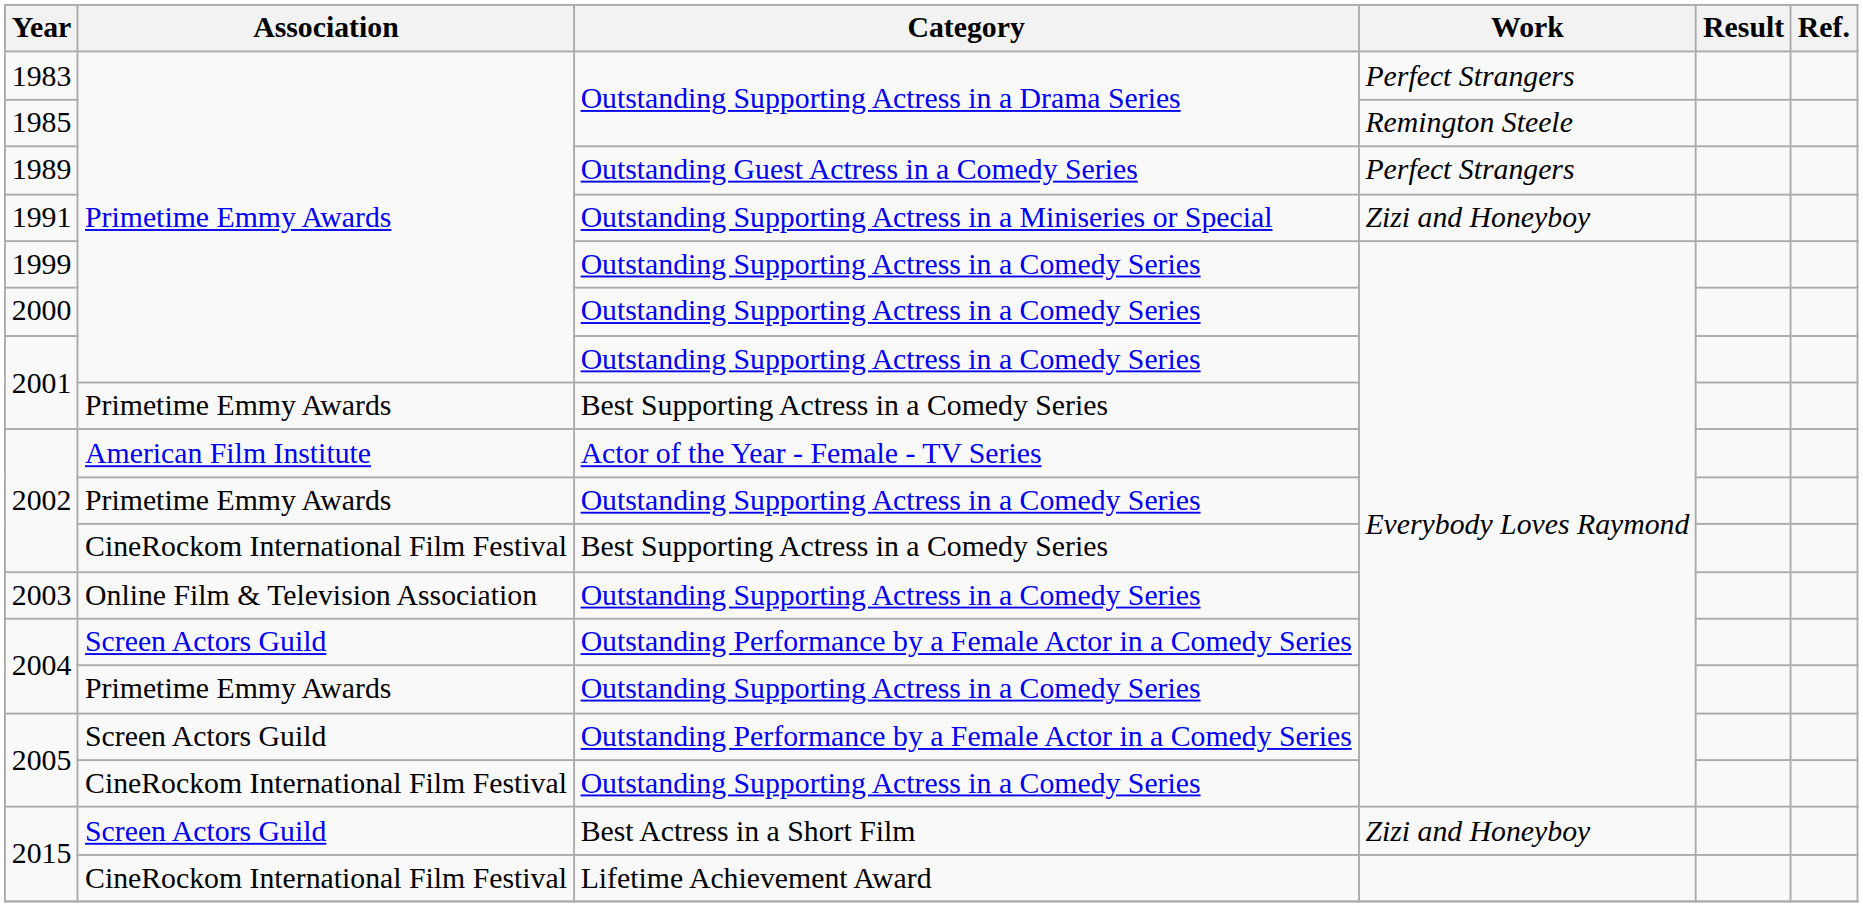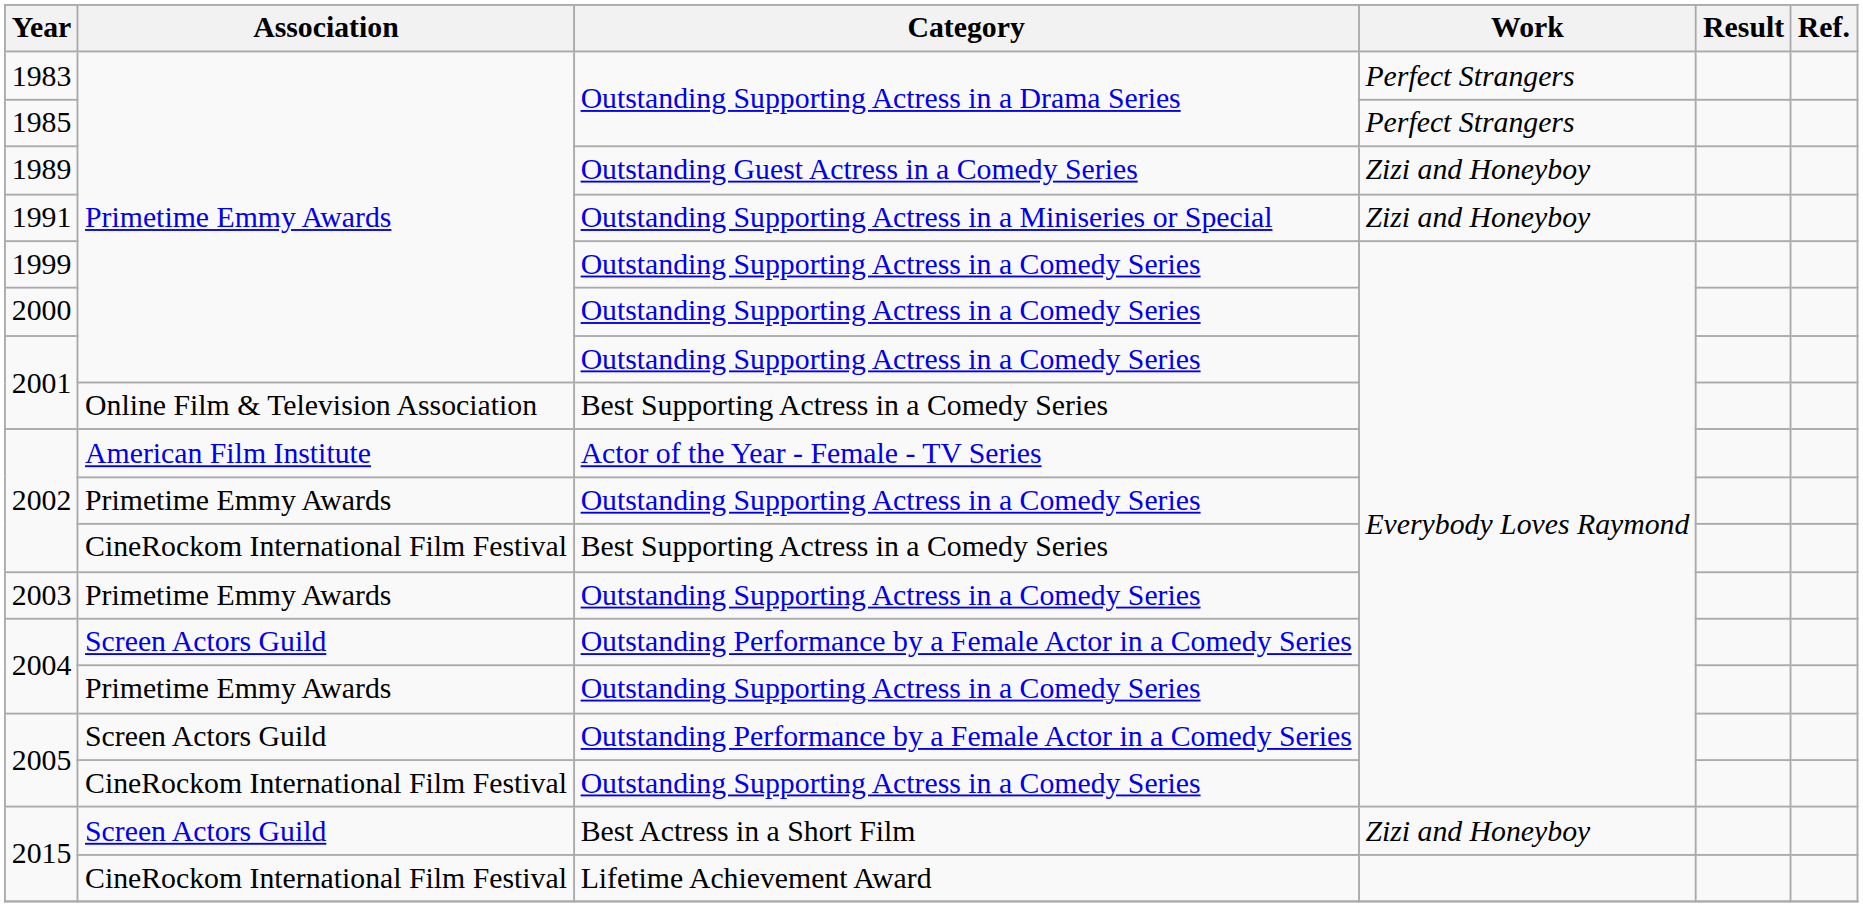(1469, 122) Remington Steele -> (1470, 122) Perfect Strangers
(1470, 169) Perfect Strangers -> (1478, 169) Zizi and Honeyboy
(238, 405) Primetime Emmy Awards -> (311, 405) Online Film & Television Association
(311, 594) Online Film & Television Association -> (238, 594) Primetime Emmy Awards
